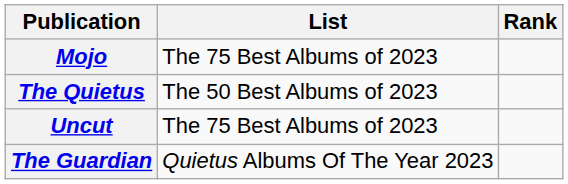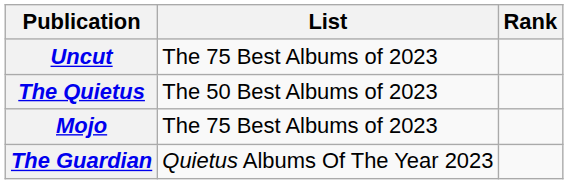rows swapped: (82, 56) <-> (82, 126)
